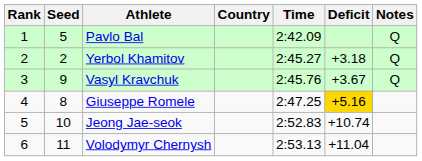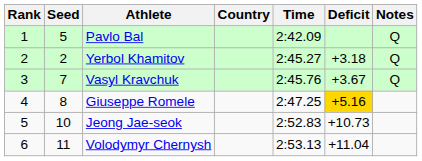(63, 79) 9 -> (63, 79) 7
(349, 123) +10.74 -> (349, 123) +10.73
